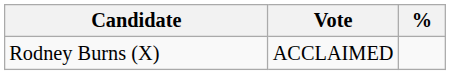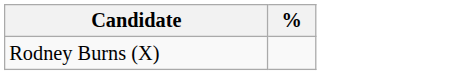- column: (333, 20)
